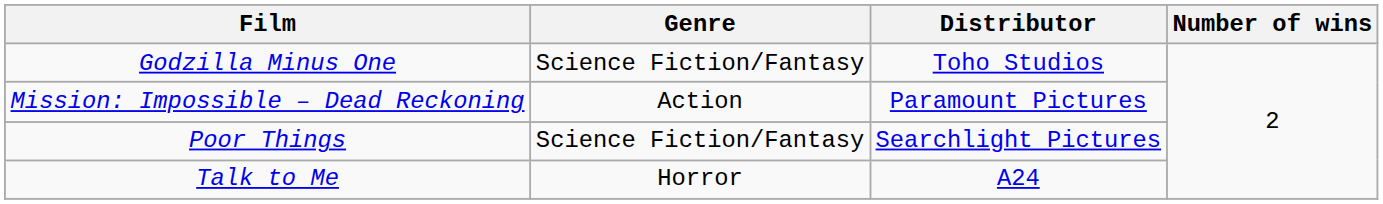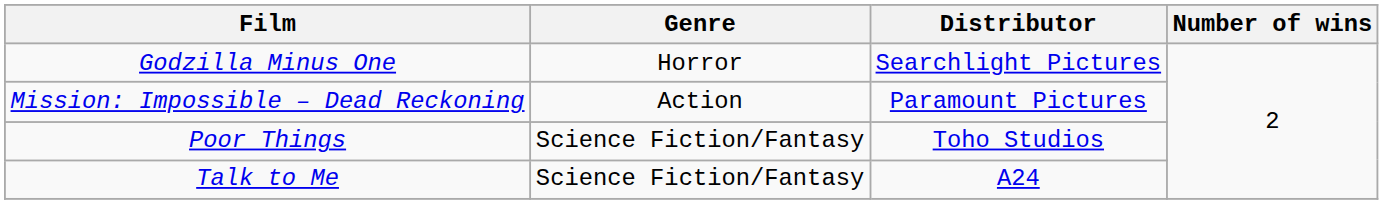(700, 63) Science Fiction/Fantasy -> (700, 63) Horror
(1018, 63) Toho Studios -> (1018, 63) Searchlight Pictures
(1018, 141) Searchlight Pictures -> (1018, 141) Toho Studios
(700, 179) Horror -> (700, 179) Science Fiction/Fantasy
